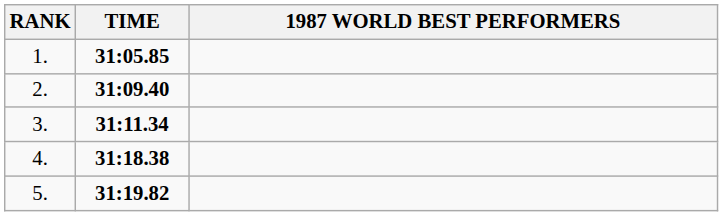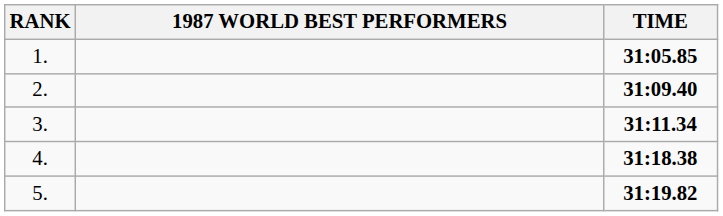columns swapped: (453, 21) <-> (132, 21)
